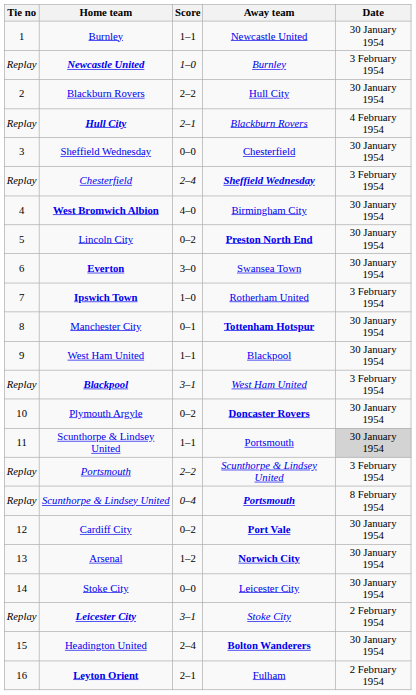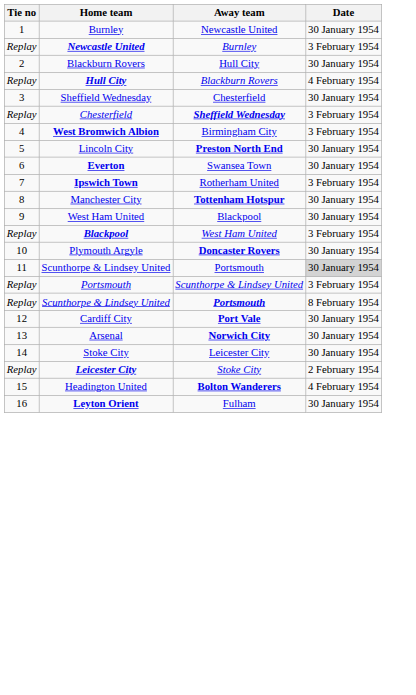- column: (188, 13)
(373, 210) 30 January 1954 -> (343, 132) 3 February 1954
(373, 646) 30 January 1954 -> (343, 387) 4 February 1954
(373, 675) 2 February 1954 -> (343, 404) 30 January 1954
